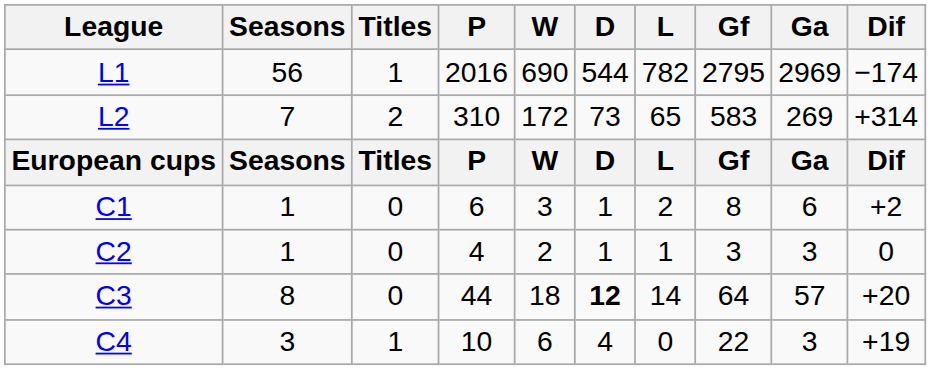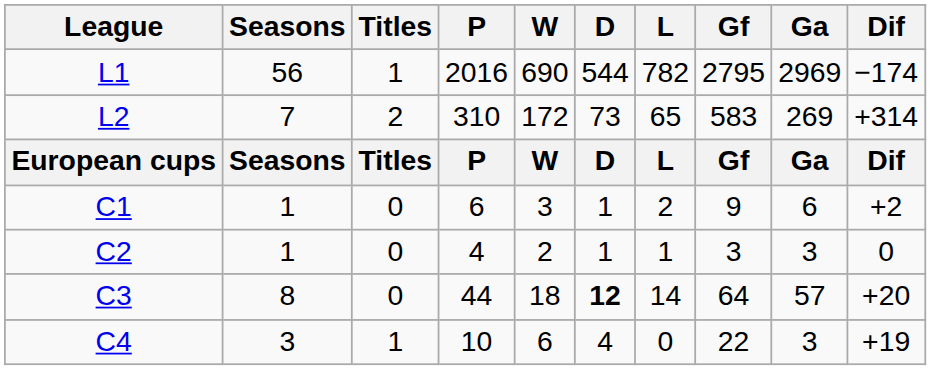(734, 206) 8 -> (734, 206) 9
